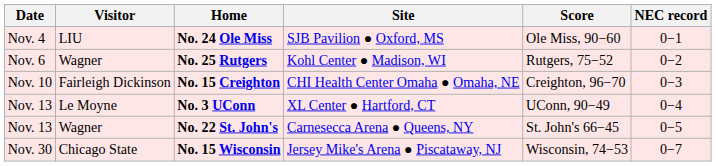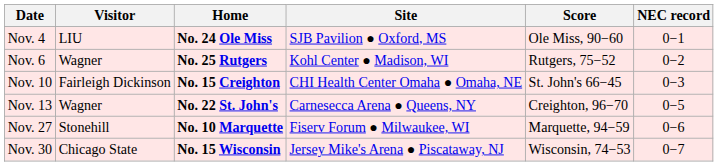(576, 82) Creighton, 96−70 -> (575, 82) St. John's 66−45
- row: (216, 104)
(573, 127) St. John's 66−45 -> (578, 104) Creighton, 96−70
+ row: (230, 127)
